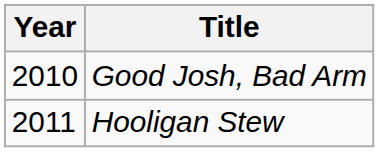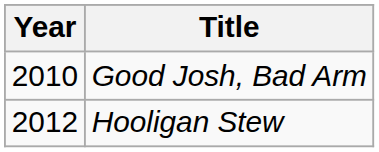(44, 122) 2011 -> (45, 122) 2012
